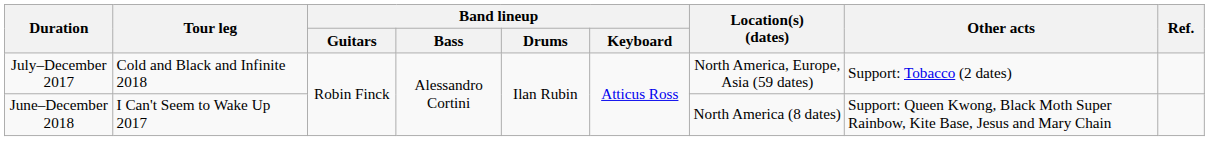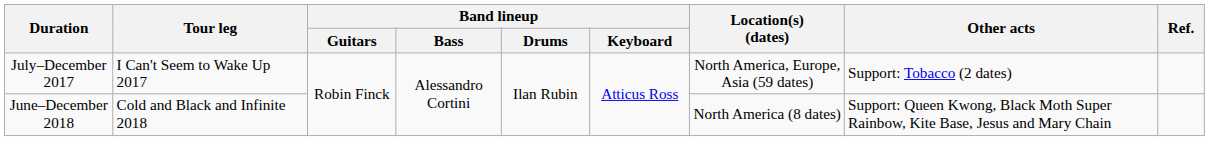(201, 73) Cold and Black and Infinite 2018 -> (193, 73) I Can't Seem to Wake Up 2017
(193, 114) I Can't Seem to Wake Up 2017 -> (201, 114) Cold and Black and Infinite 2018
